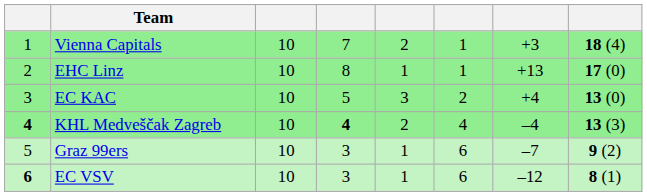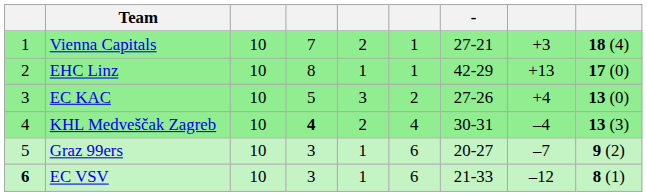+ column: (473, 17)
(28, 124) bold -> (25, 124) normal
